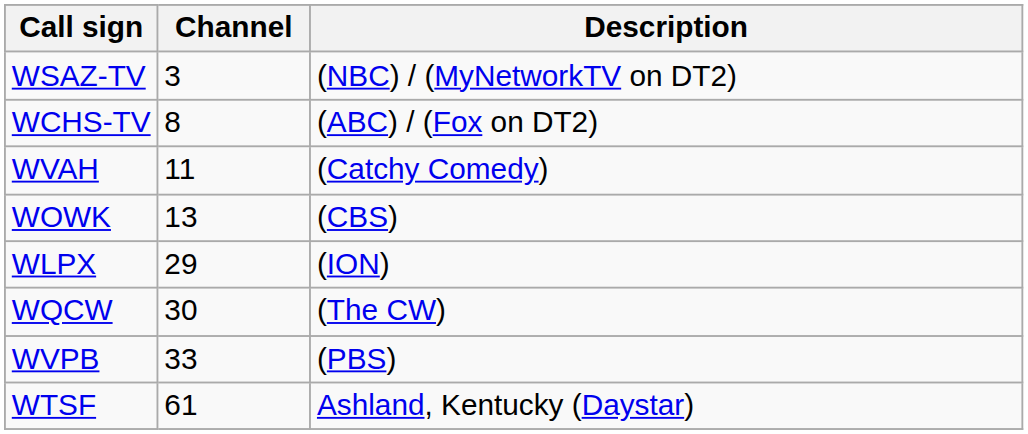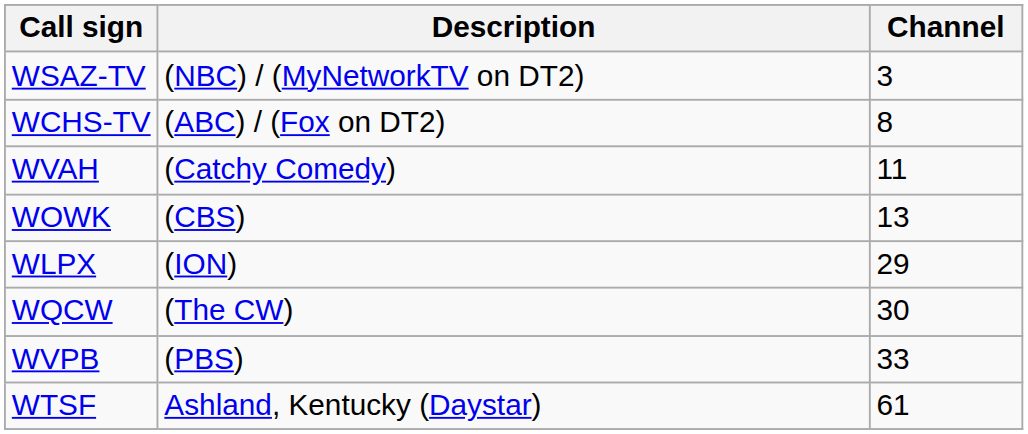columns swapped: (234, 28) <-> (666, 28)
